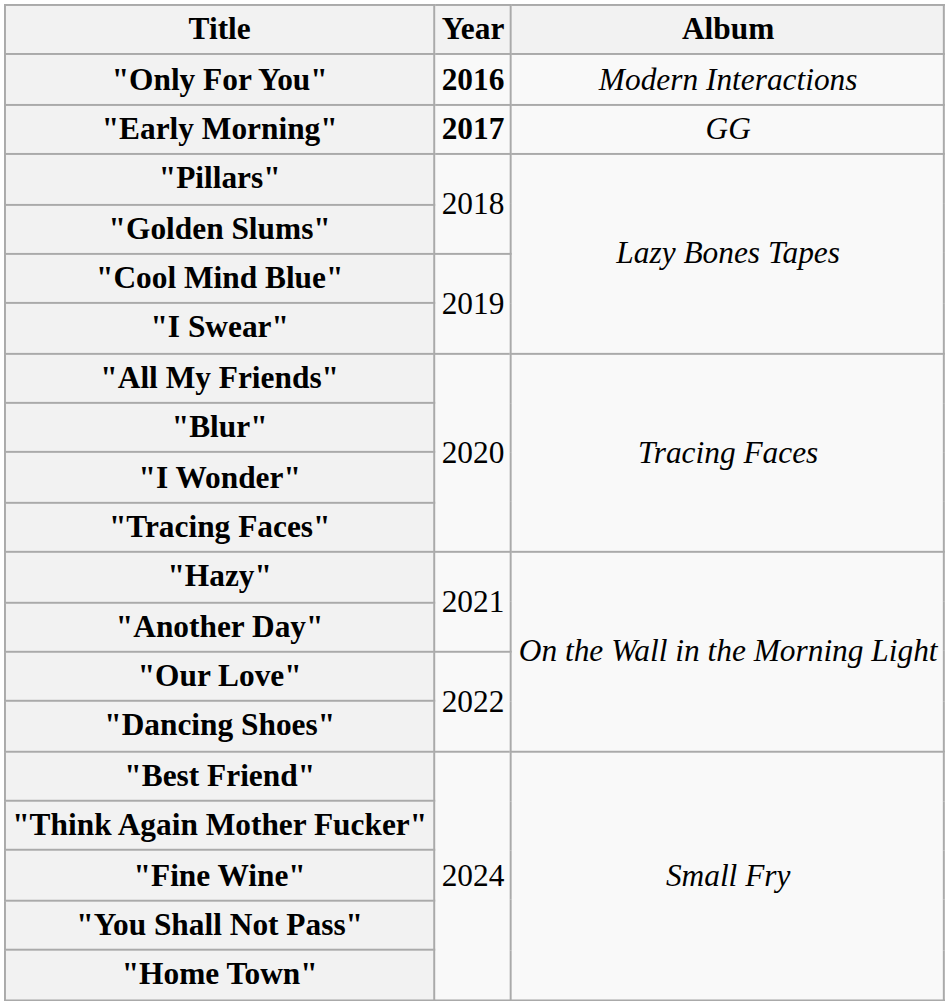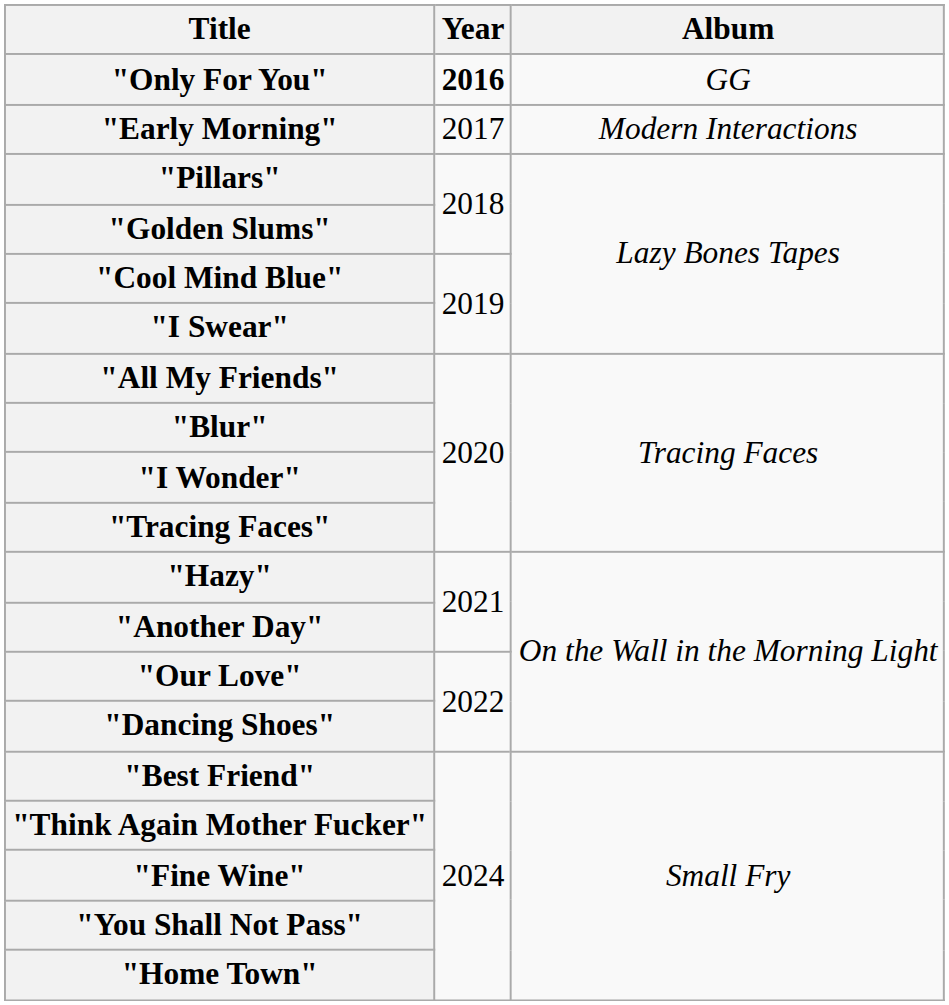(728, 79) Modern Interactions -> (728, 79) GG
(473, 128) bold -> (473, 128) normal
(728, 128) GG -> (728, 128) Modern Interactions
